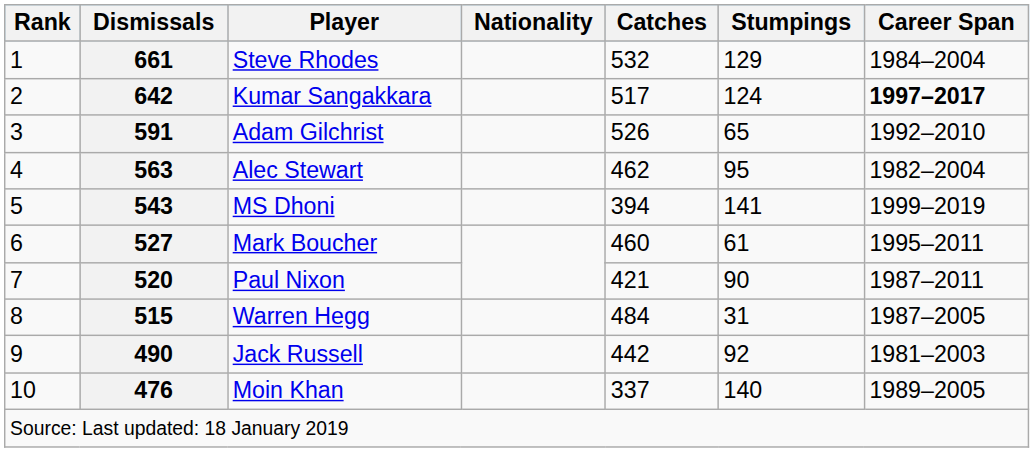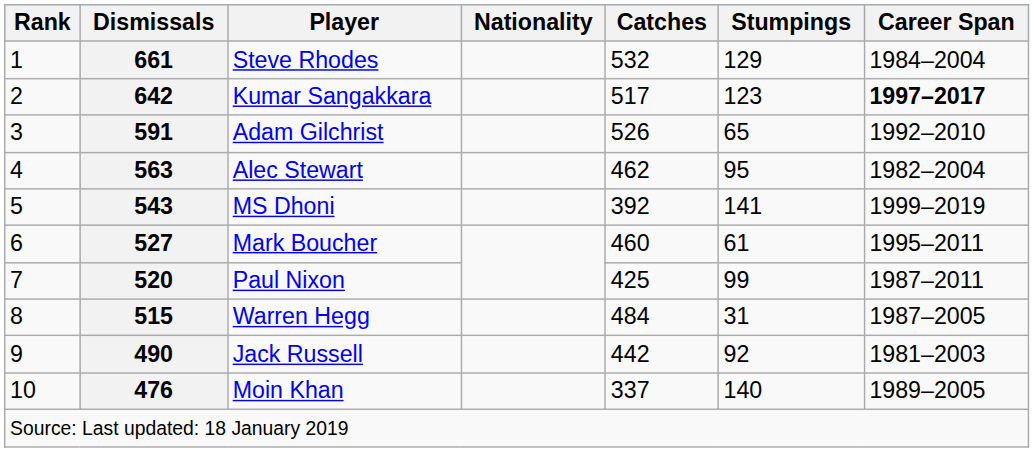(743, 96) 124 -> (743, 96) 123
(630, 206) 394 -> (630, 206) 392
(630, 280) 421 -> (630, 280) 425
(736, 280) 90 -> (736, 280) 99
